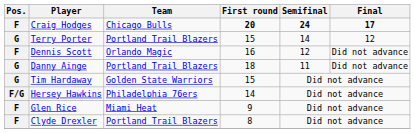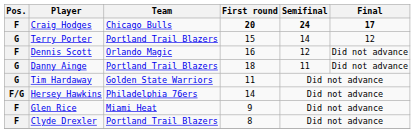(250, 80) 15 -> (250, 80) 11
